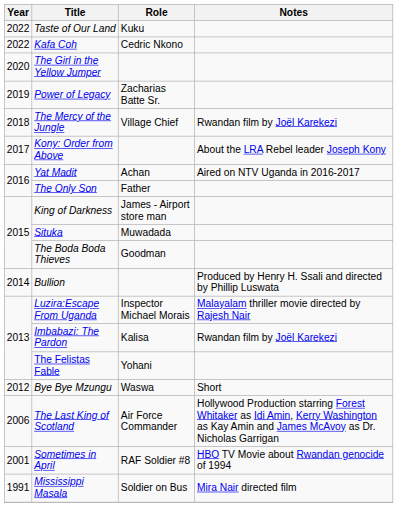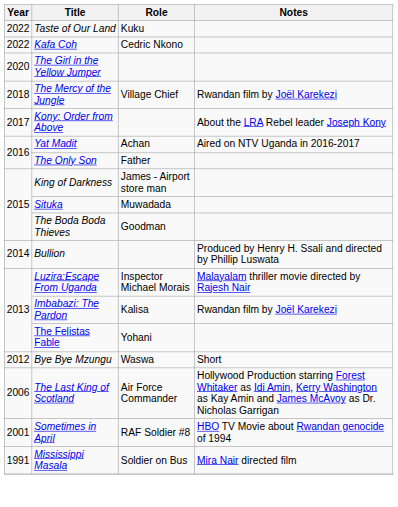- row: (72, 94)
